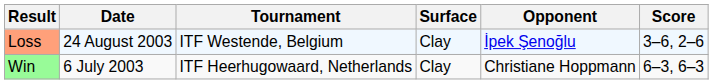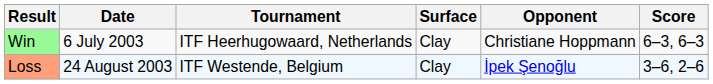rows swapped: (22, 66) <-> (25, 41)
